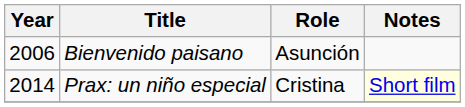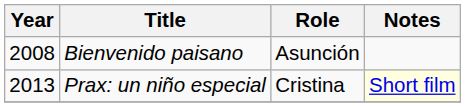(32, 53) 2006 -> (32, 53) 2008
(32, 85) 2014 -> (32, 85) 2013
